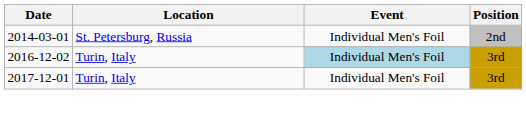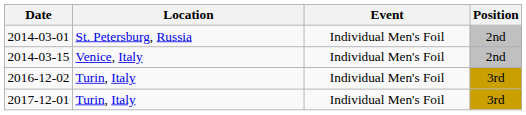+ row: (38, 57)
(387, 57) lightblue background -> (387, 78) no background
